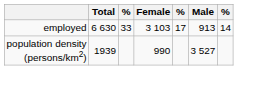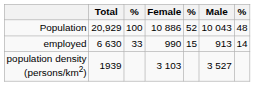+ row: (63, 28)
(158, 28) 3 103 -> (173, 43) 990
(180, 28) 17 -> (191, 43) 15
(162, 50) 990 -> (169, 66) 3 103
